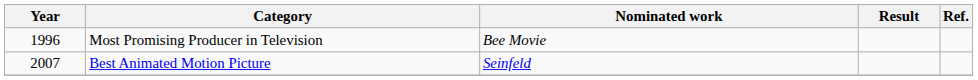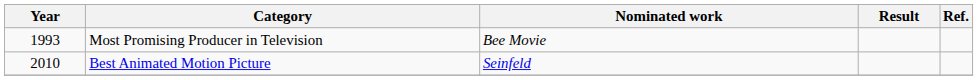(45, 39) 1996 -> (45, 39) 1993
(45, 63) 2007 -> (45, 63) 2010
